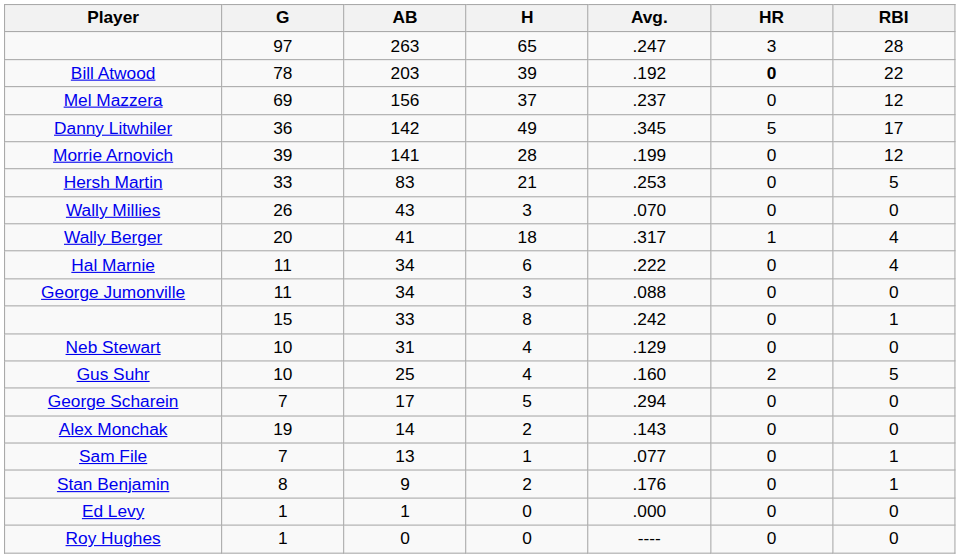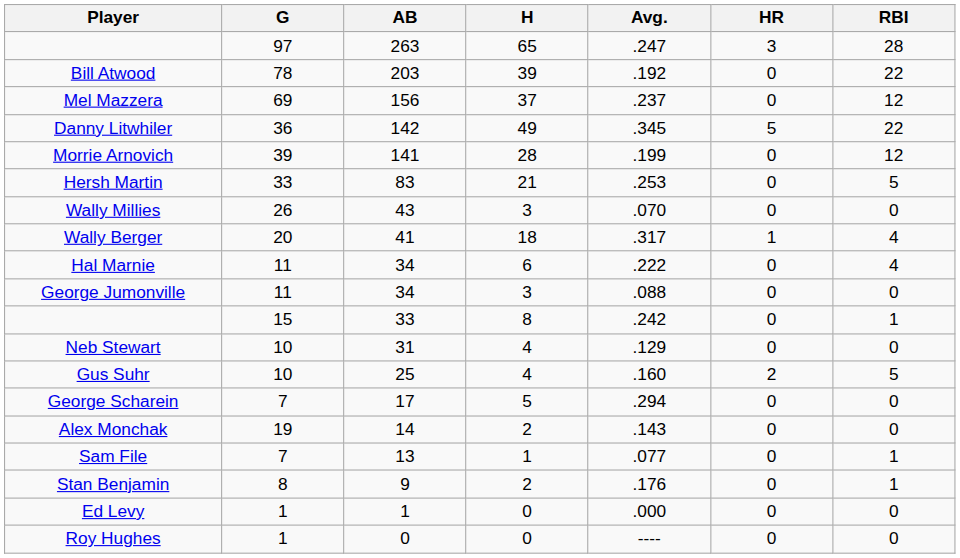(772, 73) bold -> (772, 73) normal
(894, 127) 17 -> (894, 127) 22
